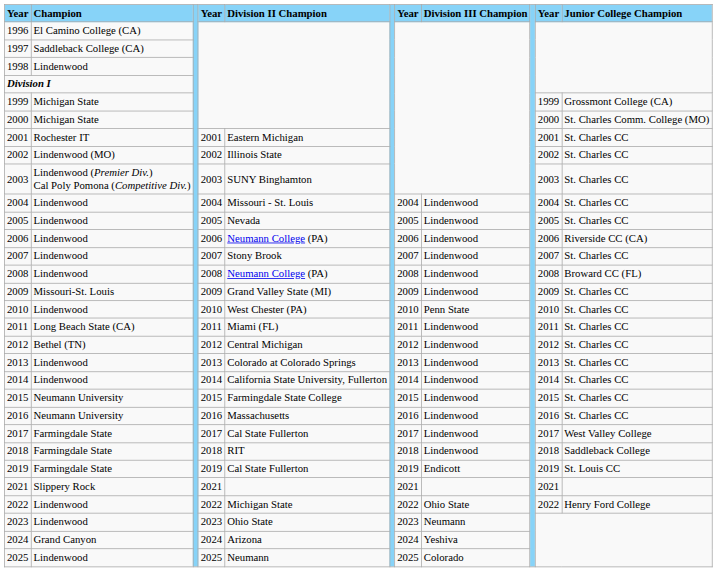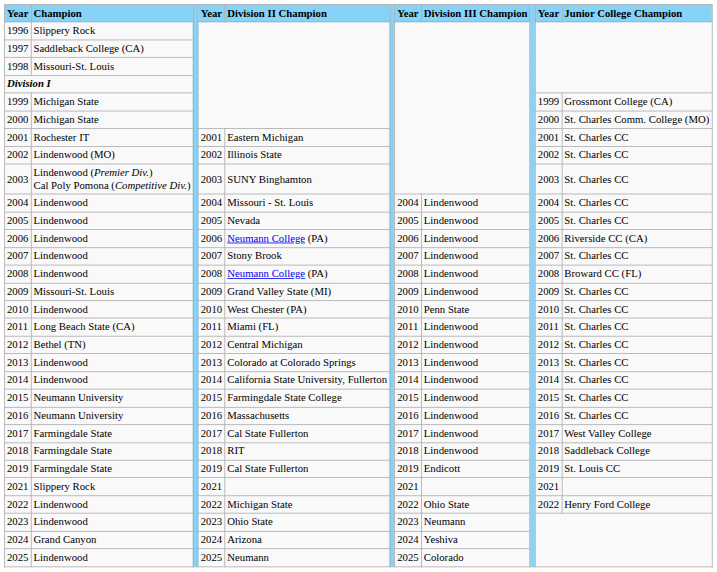(87, 30) El Camino College (CA) -> (64, 30) Slippery Rock
(61, 66) Lindenwood -> (74, 66) Missouri-St. Louis
